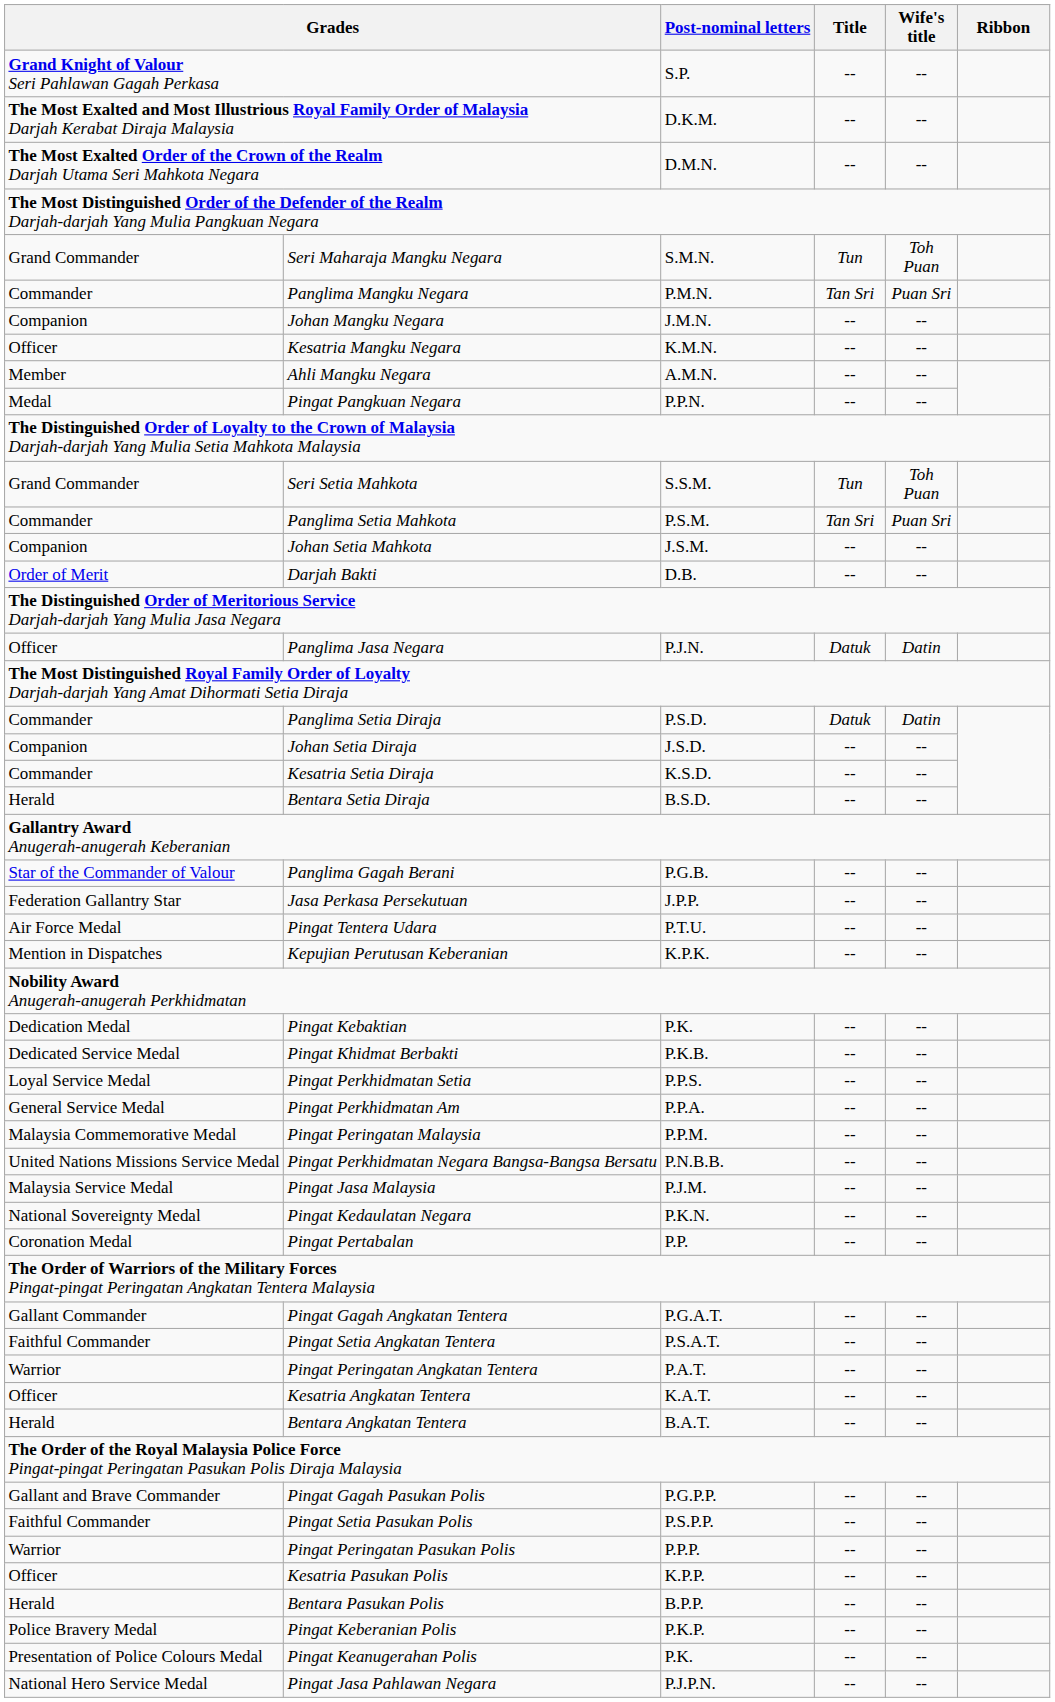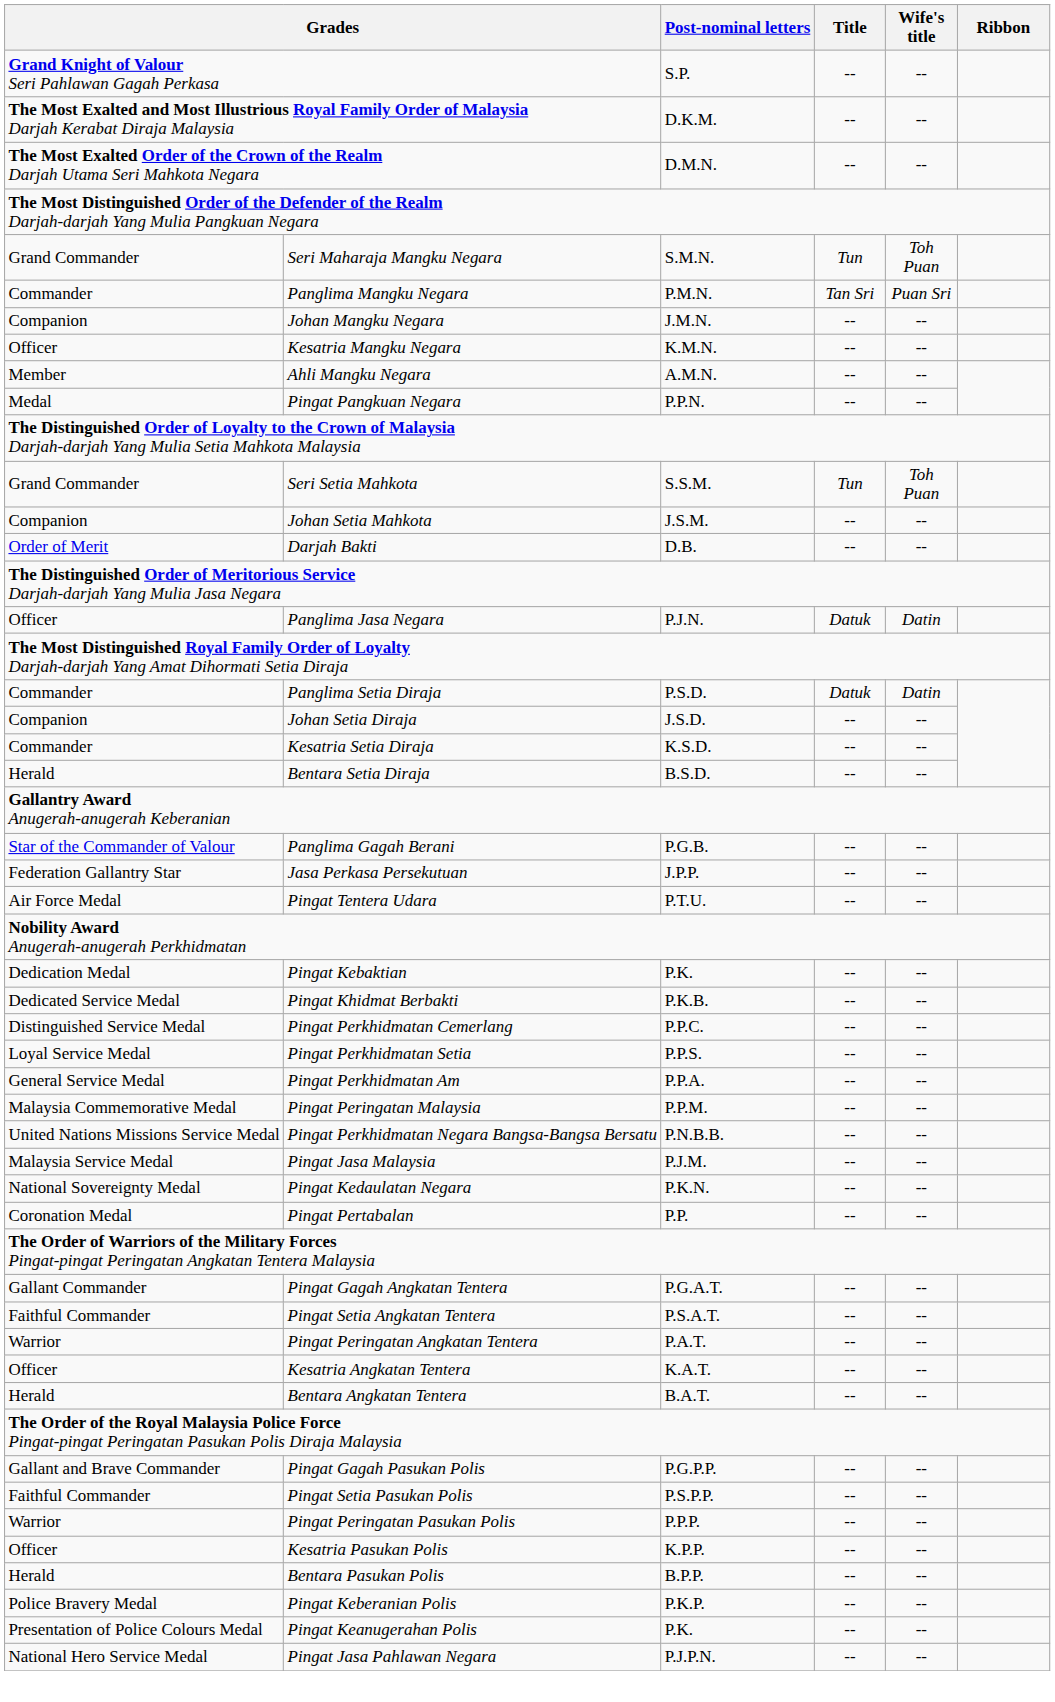- row: (372, 520)
- row: (398, 954)
+ row: (400, 1026)
